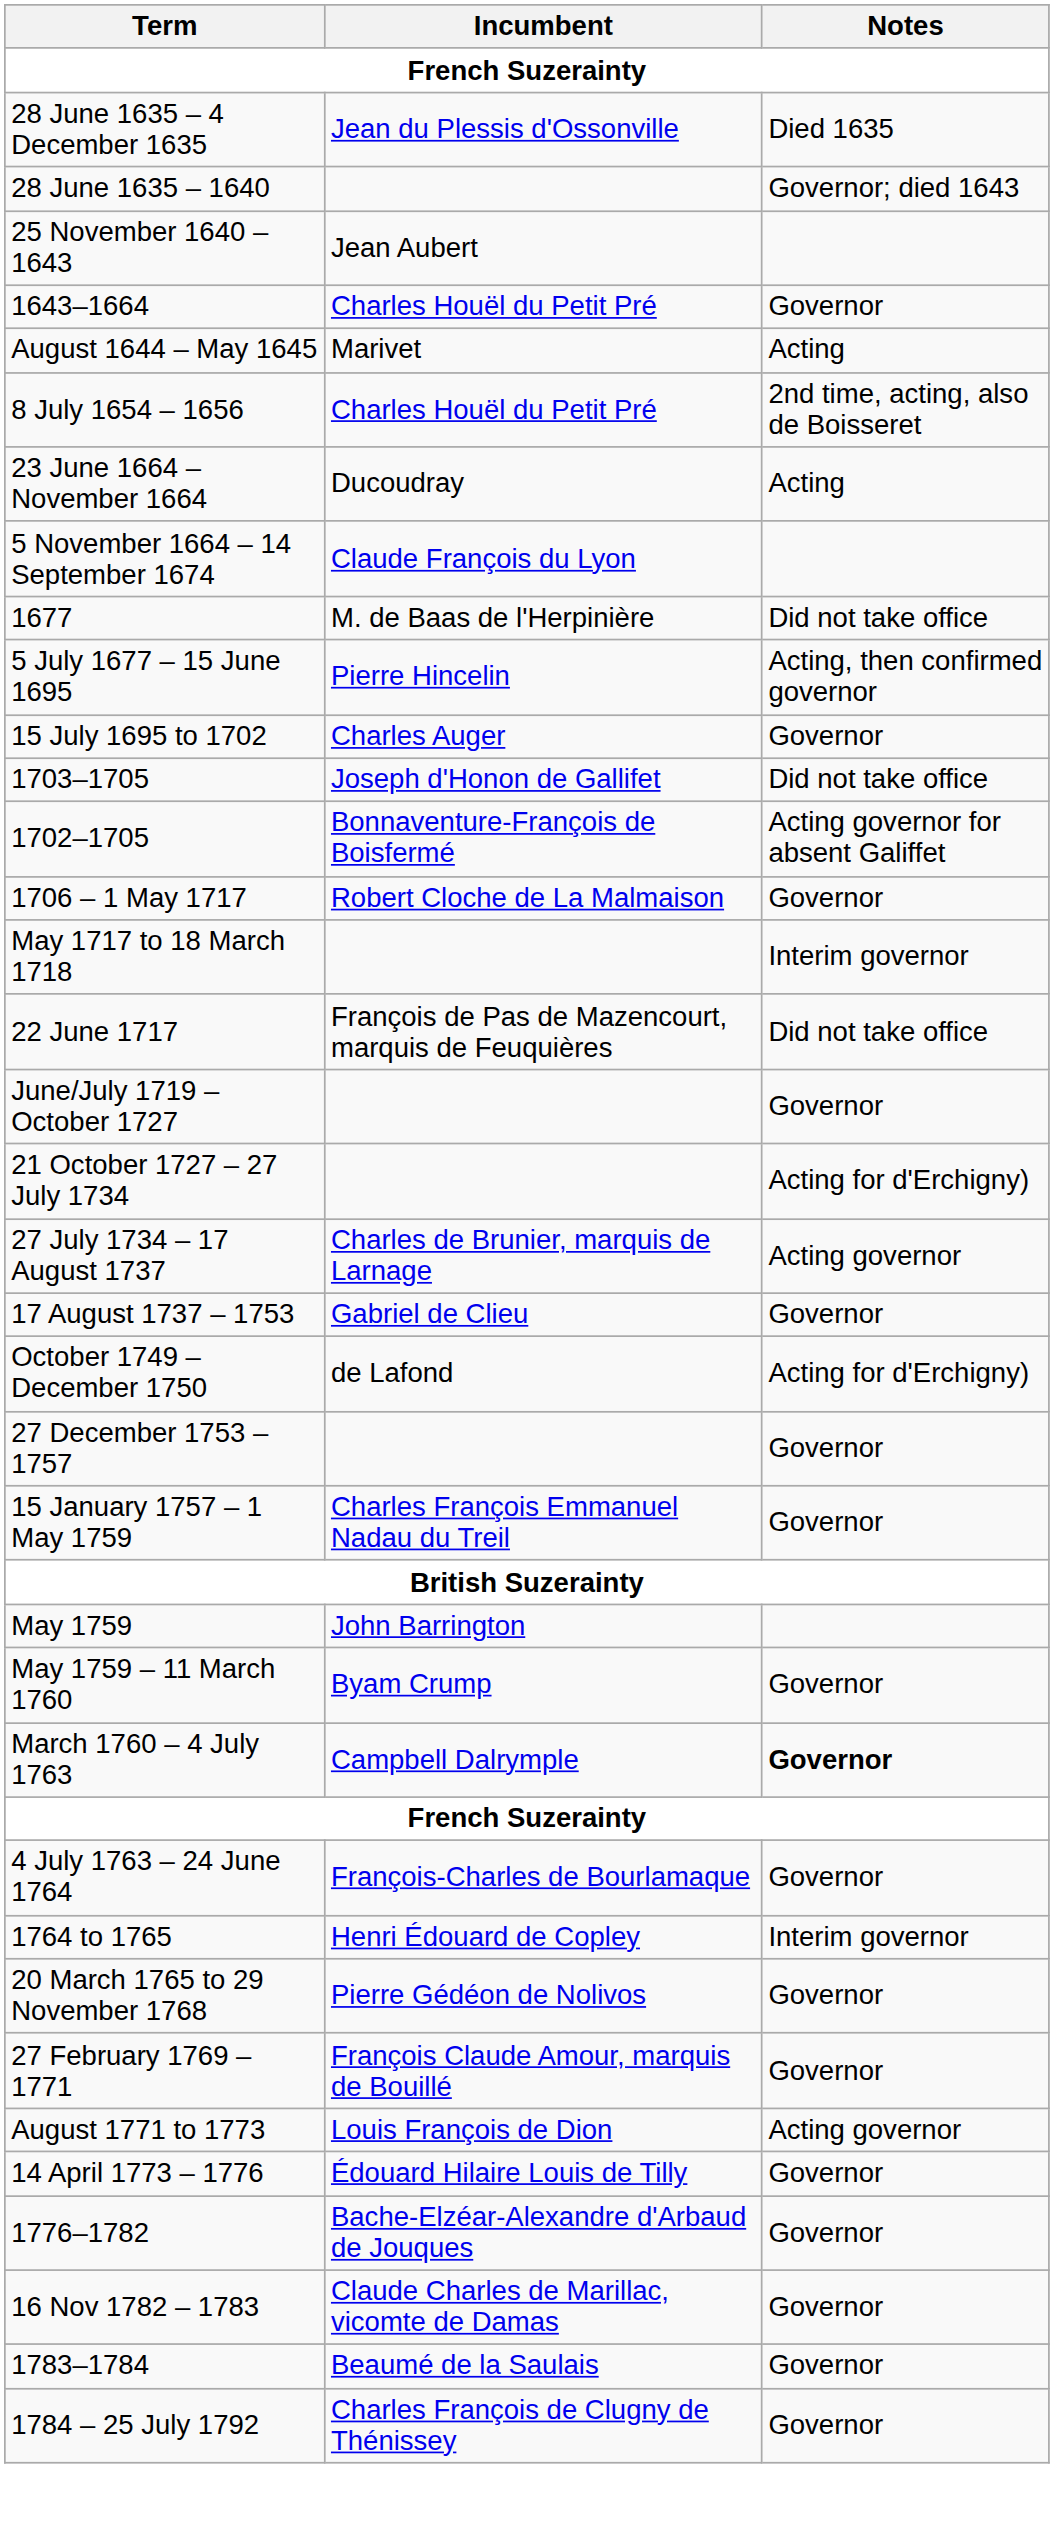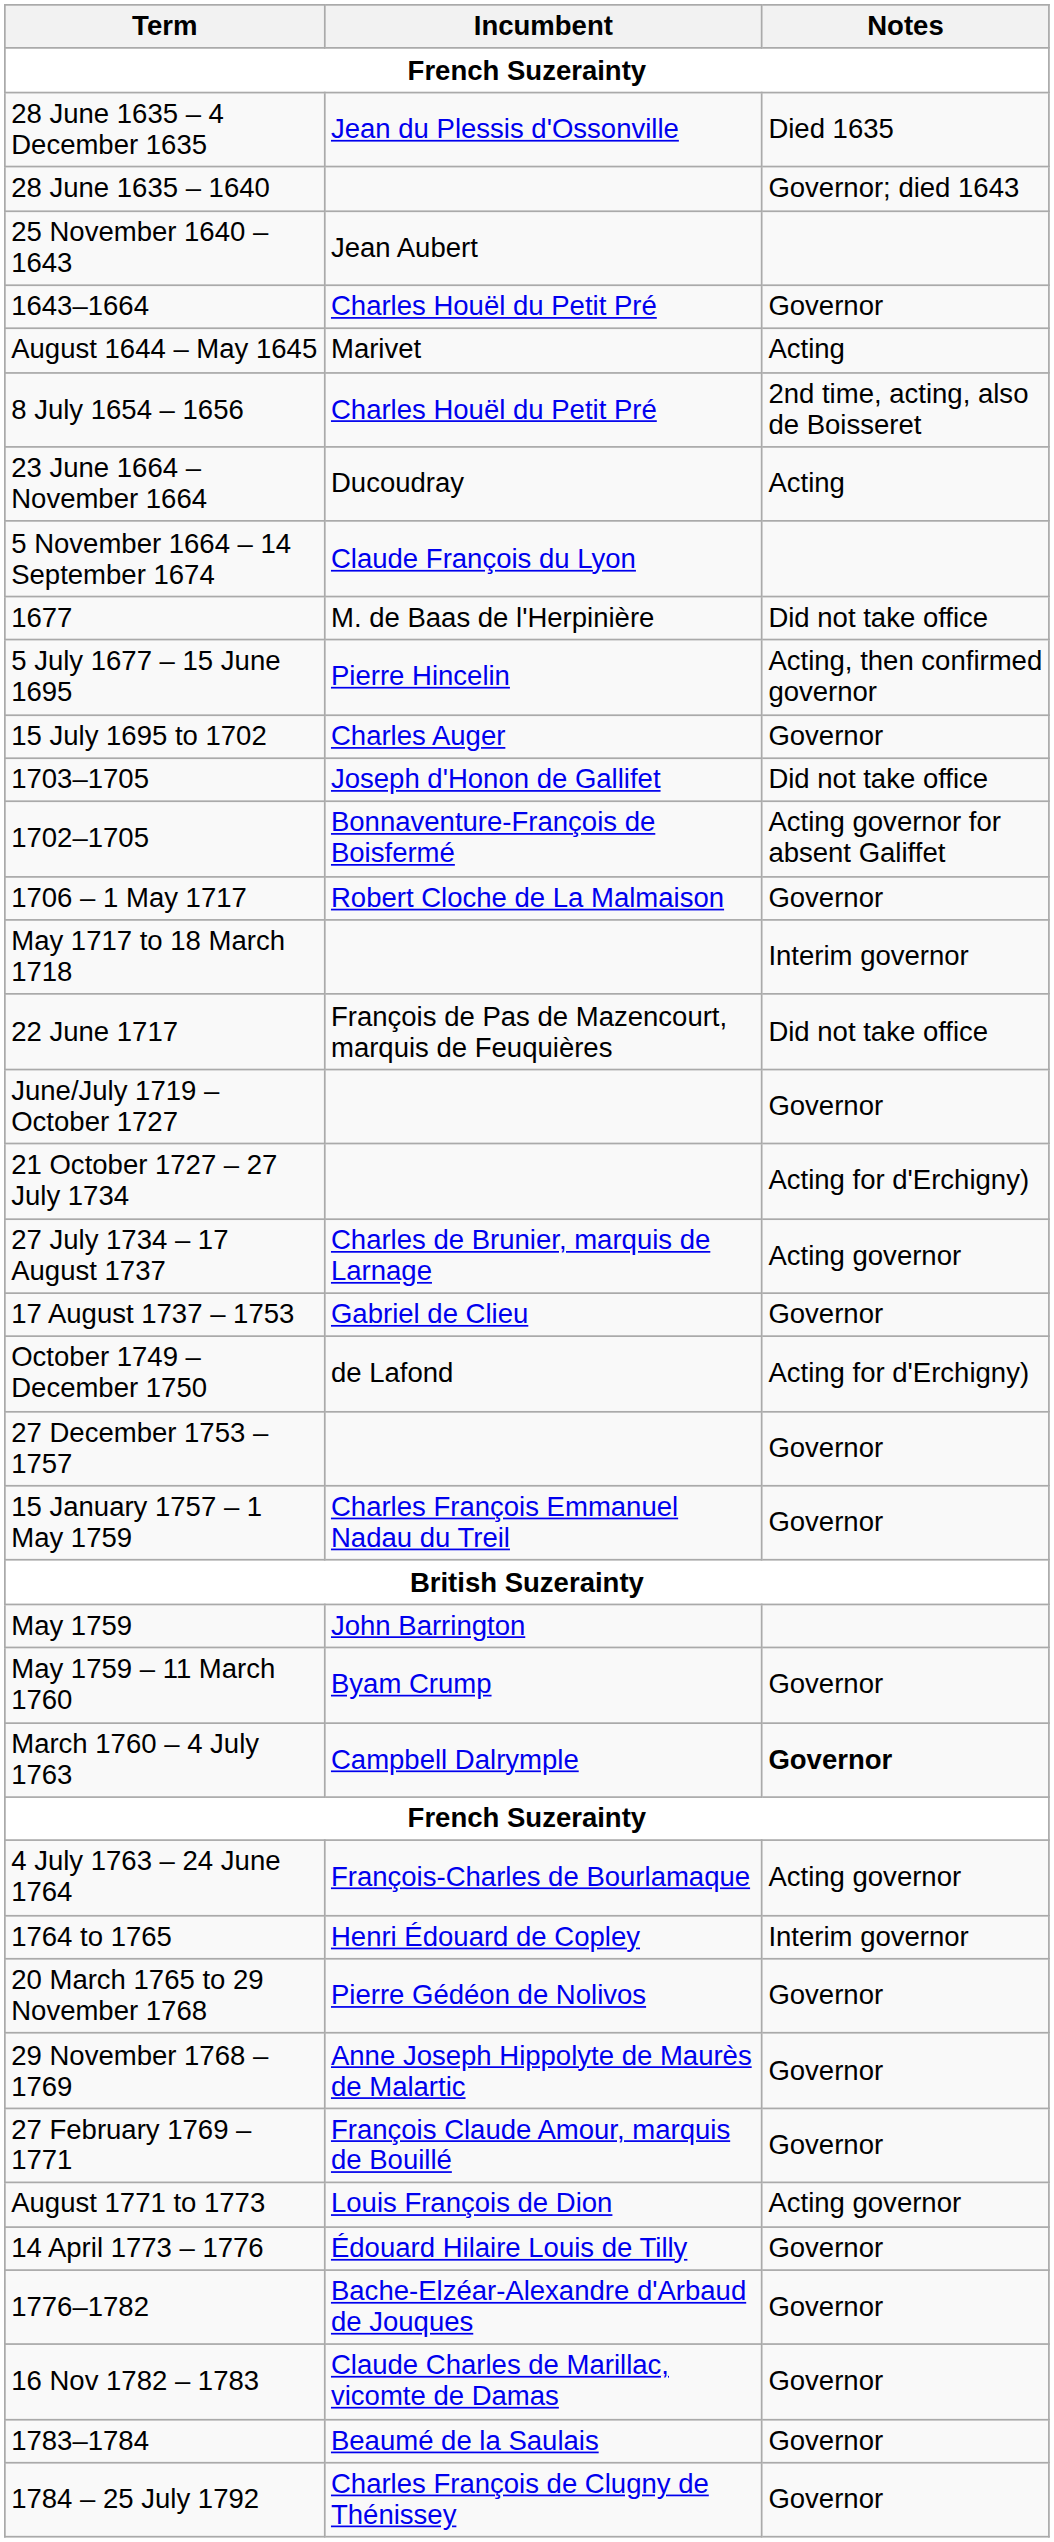(826, 1877) Governor -> (865, 1877) Acting governor
+ row: (140, 2070)
